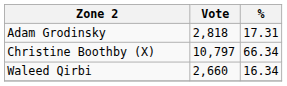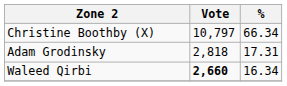rows swapped: (81, 52) <-> (57, 33)
(210, 71) normal -> (210, 71) bold
